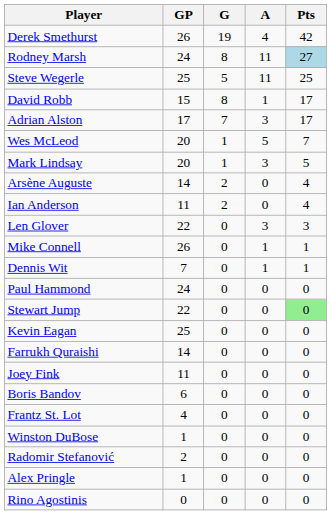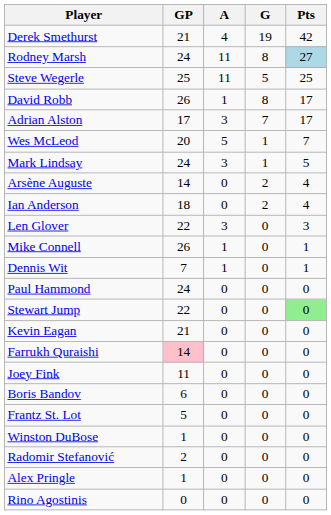columns swapped: (224, 15) <-> (265, 15)
(184, 36) 26 -> (184, 36) 21
(184, 99) 15 -> (184, 99) 26
(184, 162) 20 -> (184, 162) 24
(184, 204) 11 -> (184, 204) 18
(184, 330) 25 -> (184, 330) 21
(184, 352) no background -> (184, 352) pink background
(184, 415) 4 -> (184, 415) 5
